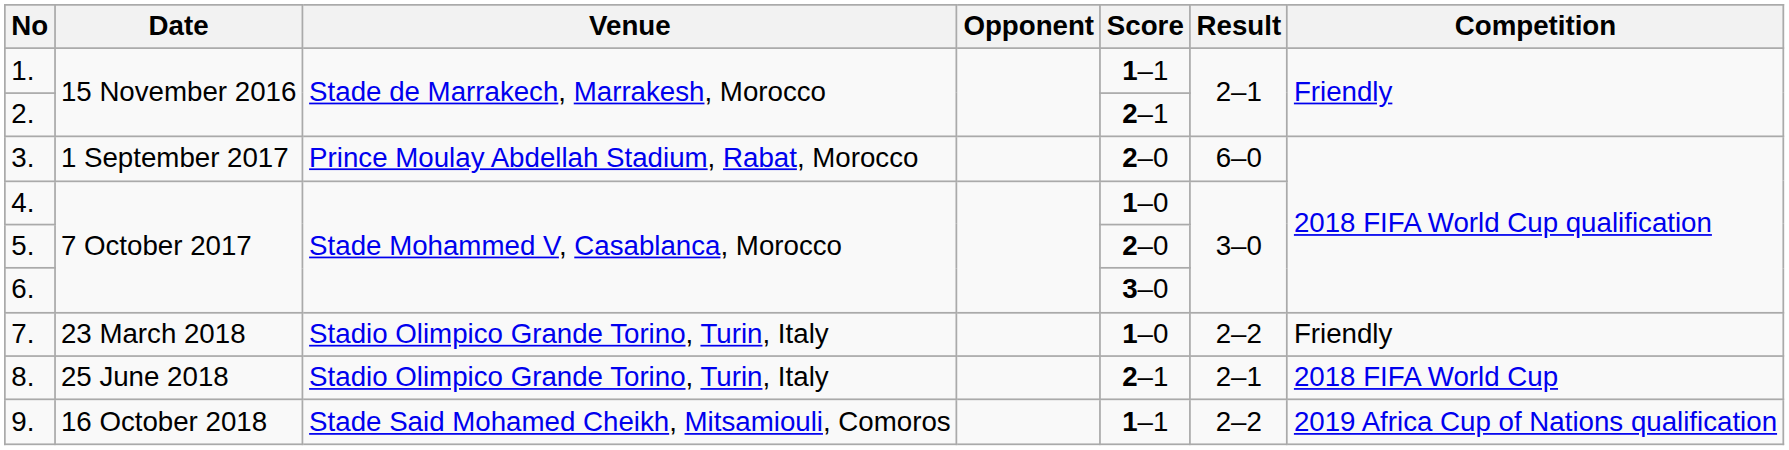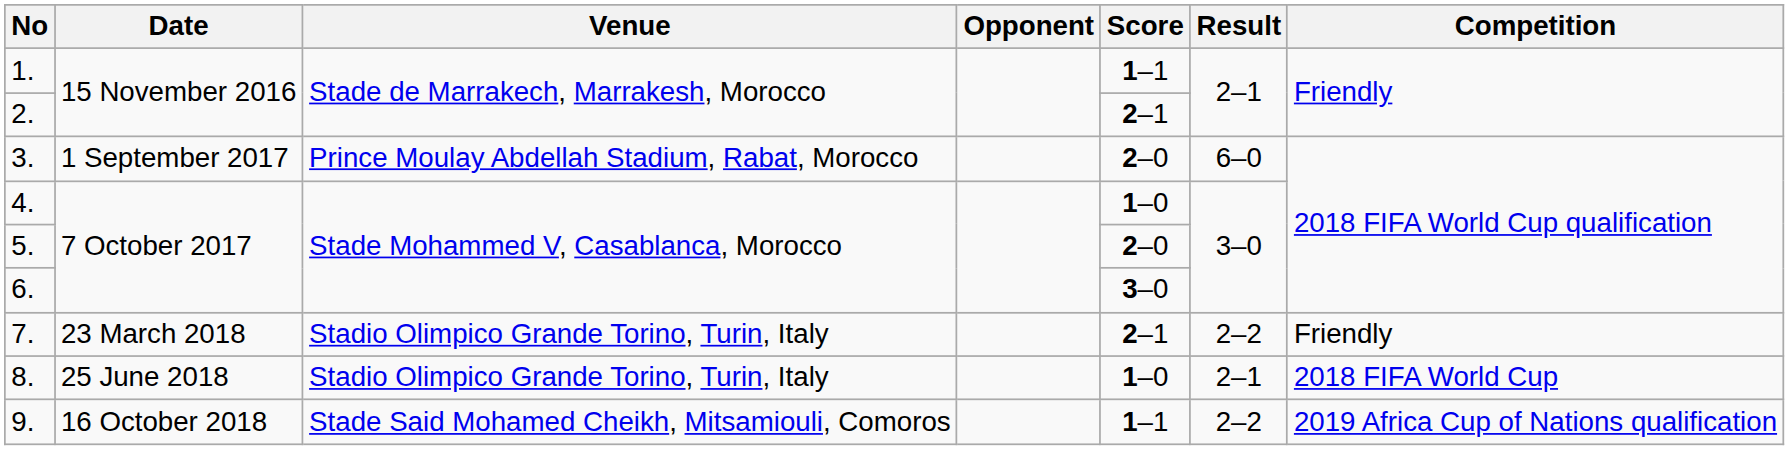(1145, 333) 1–0 -> (1145, 333) 2–1
(1145, 377) 2–1 -> (1145, 377) 1–0
